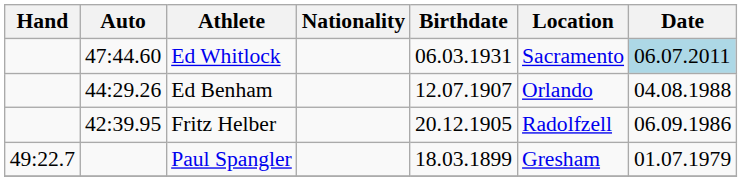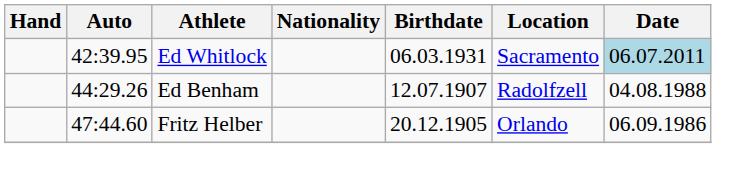(123, 55) 47:44.60 -> (109, 55) 42:39.95
(557, 90) Orlando -> (542, 90) Radolfzell
(123, 124) 42:39.95 -> (109, 124) 47:44.60
(567, 124) Radolfzell -> (532, 124) Orlando
- row: (231, 158)
